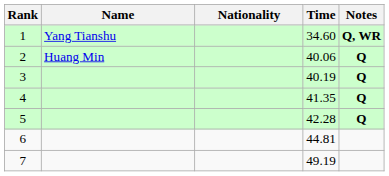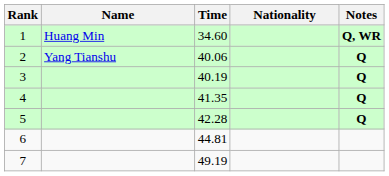columns swapped: (249, 14) <-> (321, 14)
(80, 35) Yang Tianshu -> (74, 35) Huang Min
(74, 56) Huang Min -> (80, 56) Yang Tianshu
